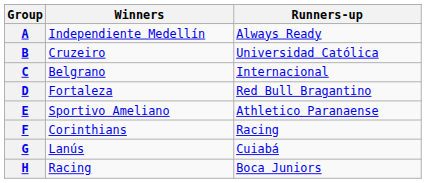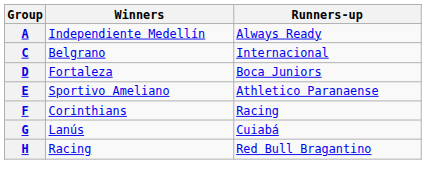- row: (25, 53)
(304, 91) Red Bull Bragantino -> (279, 72) Boca Juniors
(279, 168) Boca Juniors -> (304, 149) Red Bull Bragantino
